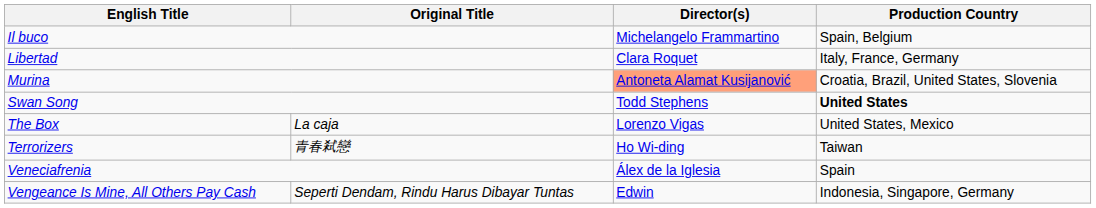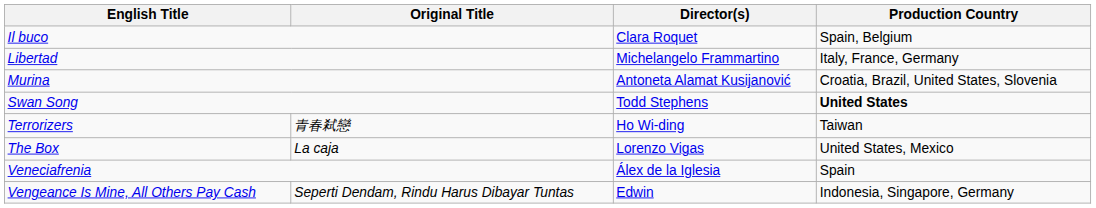(698, 37) Michelangelo Frammartino -> (657, 37) Clara Roquet
(657, 59) Clara Roquet -> (698, 59) Michelangelo Frammartino
(703, 80) lightsalmon background -> (703, 80) no background
rows swapped: (40, 147) <-> (33, 124)
